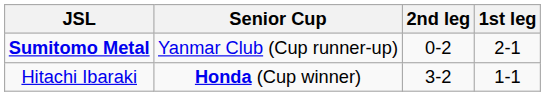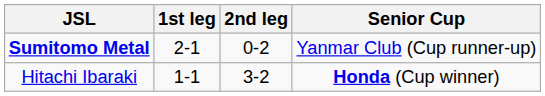columns swapped: (508, 18) <-> (278, 18)
